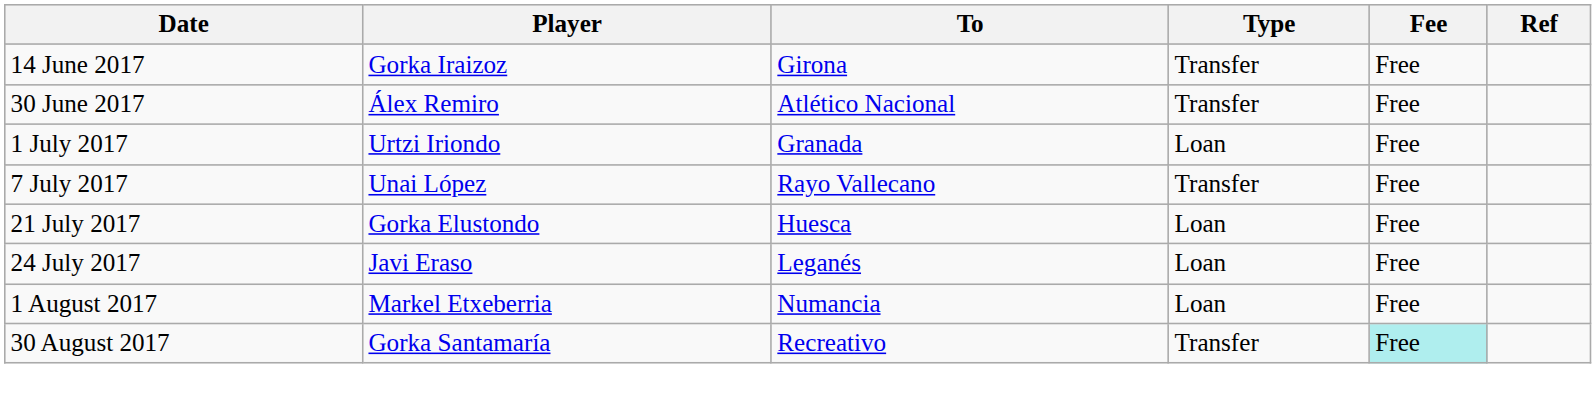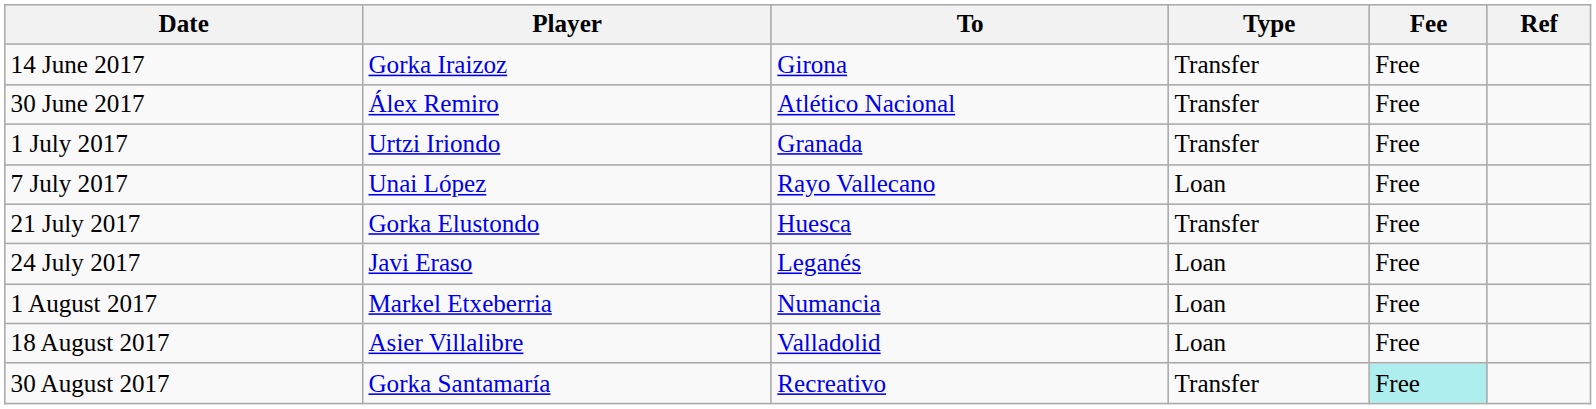(1200, 143) Loan -> (1217, 143) Transfer
(1217, 183) Transfer -> (1200, 183) Loan
(1200, 223) Loan -> (1217, 223) Transfer
+ row: (90, 343)
